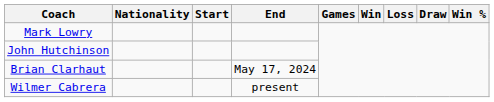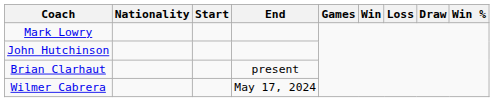(275, 69) May 17, 2024 -> (275, 69) present
(275, 87) present -> (275, 87) May 17, 2024
